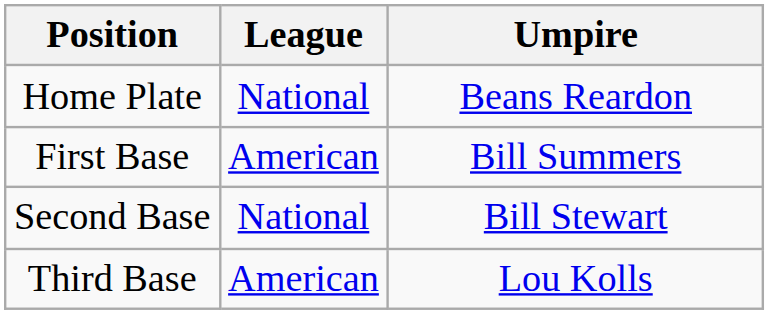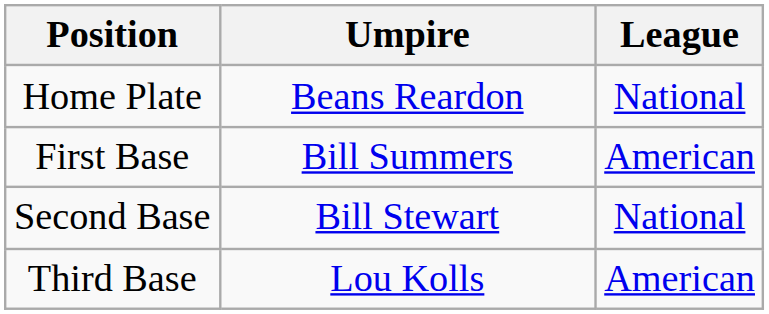columns swapped: (576, 34) <-> (303, 34)
